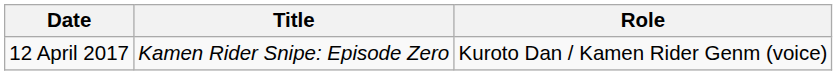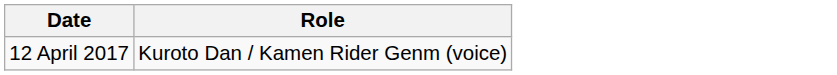- column: (294, 20)
